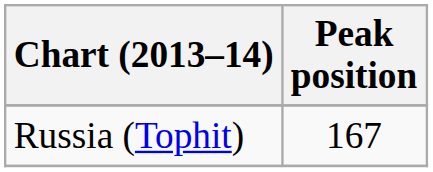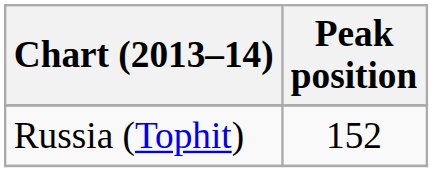(354, 135) 167 -> (354, 135) 152
